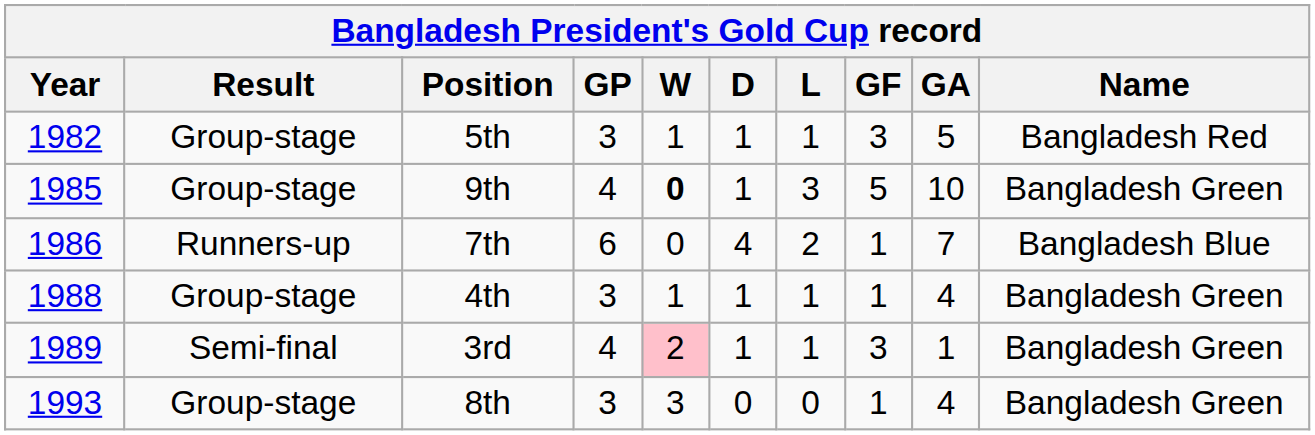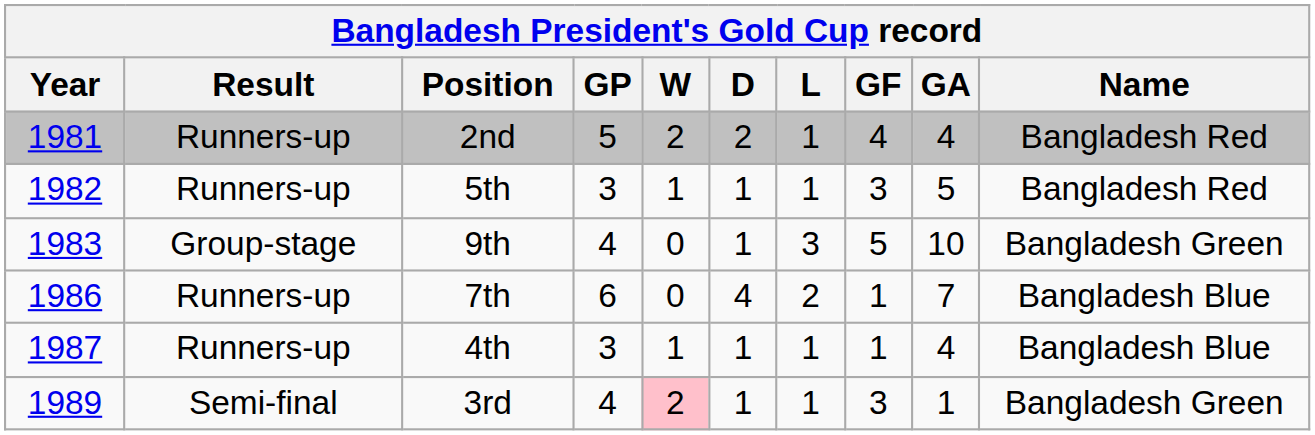+ row: (488, 137)
(263, 137) Group-stage -> (263, 190) Runners-up
(65, 190) 1985 -> (65, 243) 1983
(675, 190) bold -> (675, 243) normal
(65, 296) 1988 -> (65, 349) 1987
(263, 296) Group-stage -> (263, 349) Runners-up
(1144, 296) Bangladesh Green -> (1144, 349) Bangladesh Blue
- row: (488, 402)
